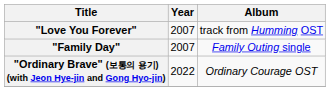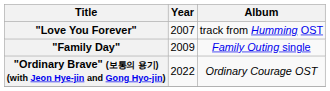(183, 47) 2007 -> (183, 47) 2009
